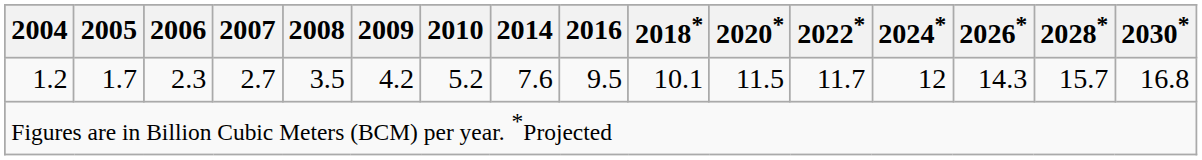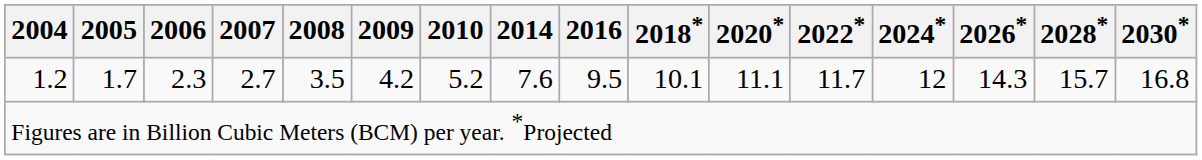(760, 79) 11.5 -> (760, 79) 11.1
